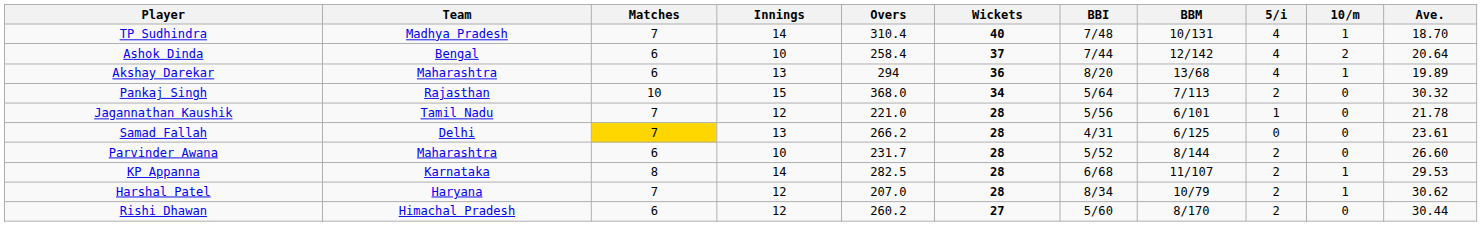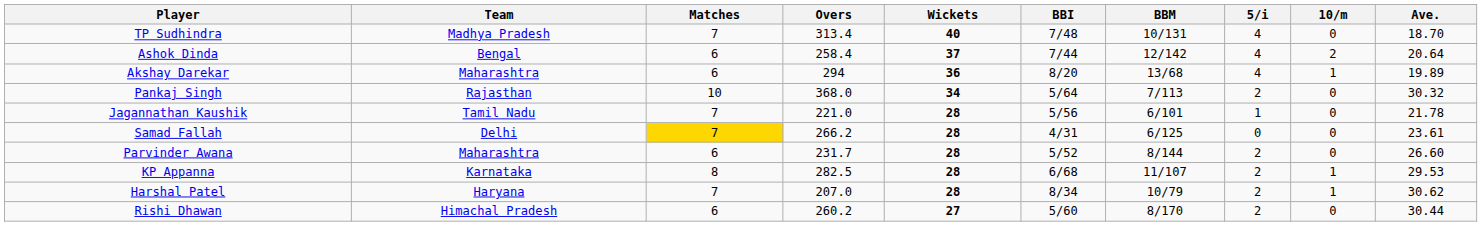- column: (779, 14)
(888, 34) 310.4 -> (834, 34) 313.4
(1345, 34) 1 -> (1333, 34) 0
